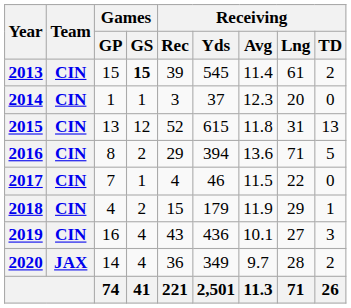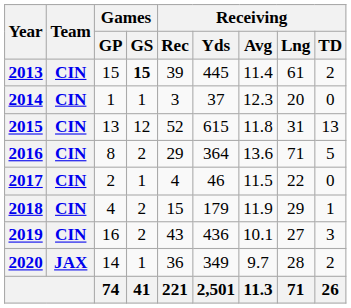(216, 72) 545 -> (216, 72) 445
(216, 153) 394 -> (216, 153) 364
(111, 180) 7 -> (111, 180) 2
(142, 235) 4 -> (142, 235) 2
(142, 262) 4 -> (142, 262) 1
